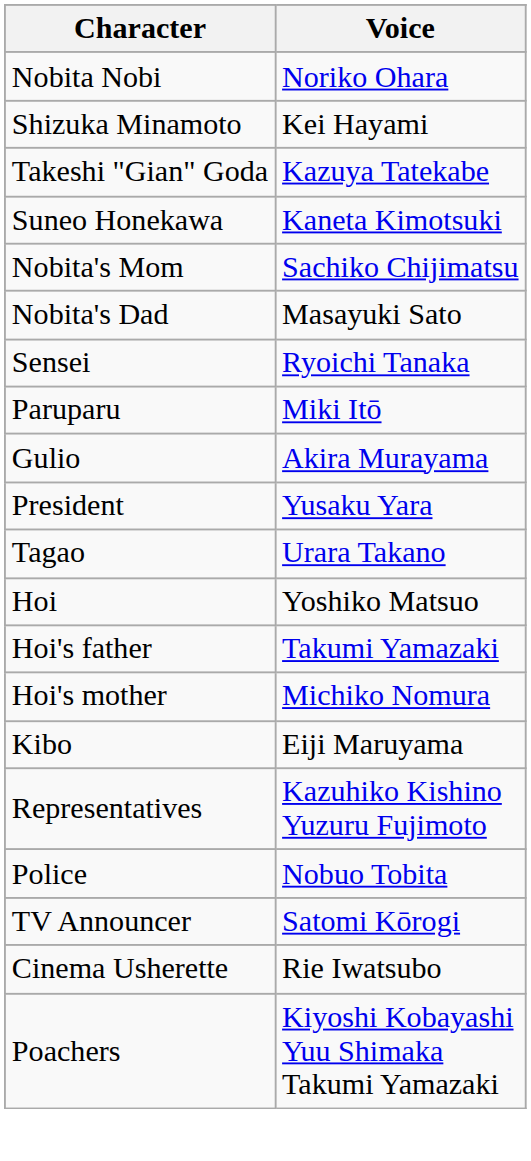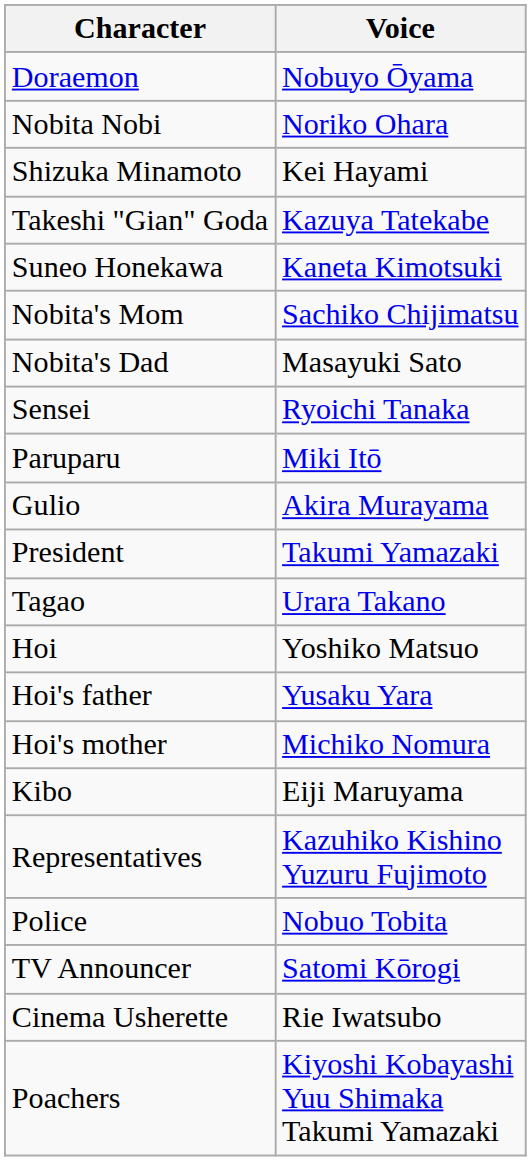+ row: (75, 76)
(357, 505) Yusaku Yara -> (390, 553) Takumi Yamazaki
(390, 648) Takumi Yamazaki -> (357, 696) Yusaku Yara
